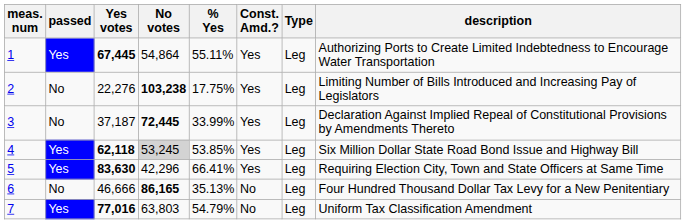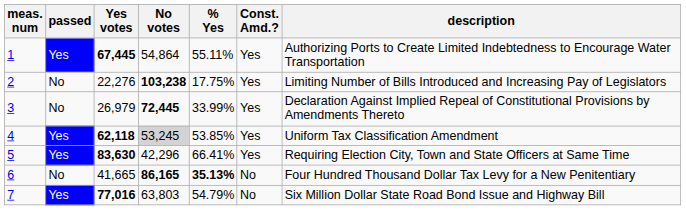- column: (299, 21)
(116, 122) 37,187 -> (116, 108) 26,979
(478, 149) Six Million Dollar State Road Bond Issue and Highway Bill -> (391, 135) Uniform Tax Classification Amendment
(116, 189) 46,666 -> (116, 175) 41,665
(213, 189) normal -> (213, 175) bold
(425, 209) Uniform Tax Classification Amendment -> (445, 195) Six Million Dollar State Road Bond Issue and Highway Bill
